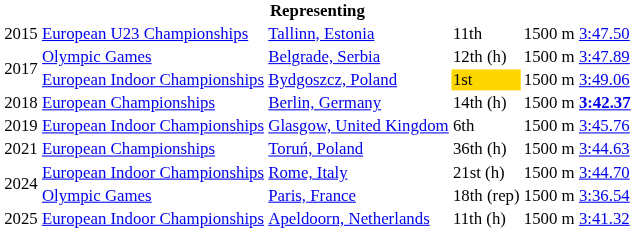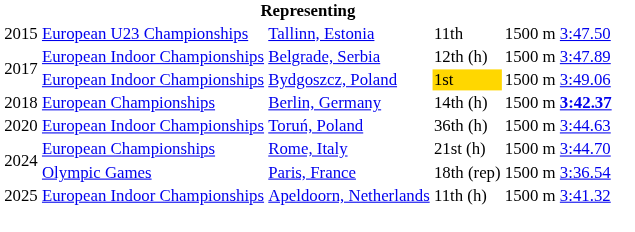(97, 56) Olympic Games -> (153, 56) European Indoor Championships
- row: (358, 126)
(21, 149) 2021 -> (21, 126) 2020
(129, 149) European Championships -> (153, 126) European Indoor Championships
(153, 172) European Indoor Championships -> (129, 149) European Championships
